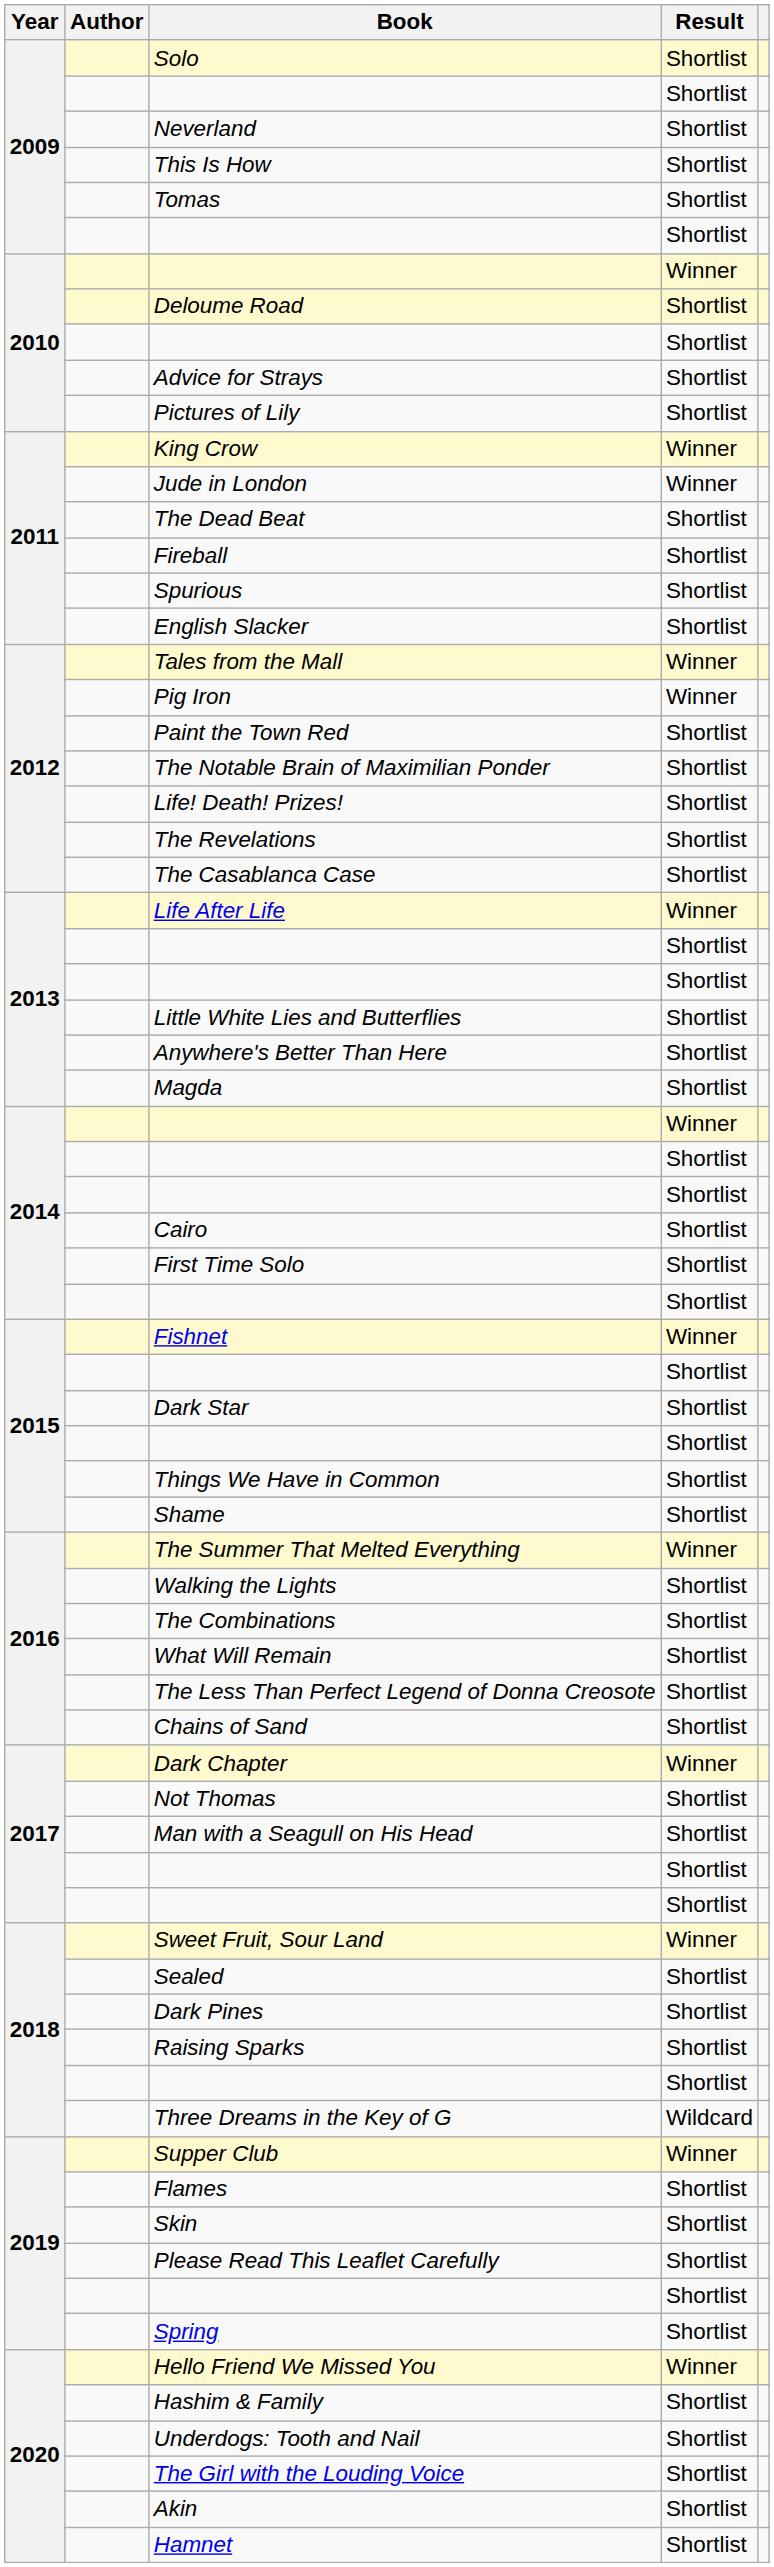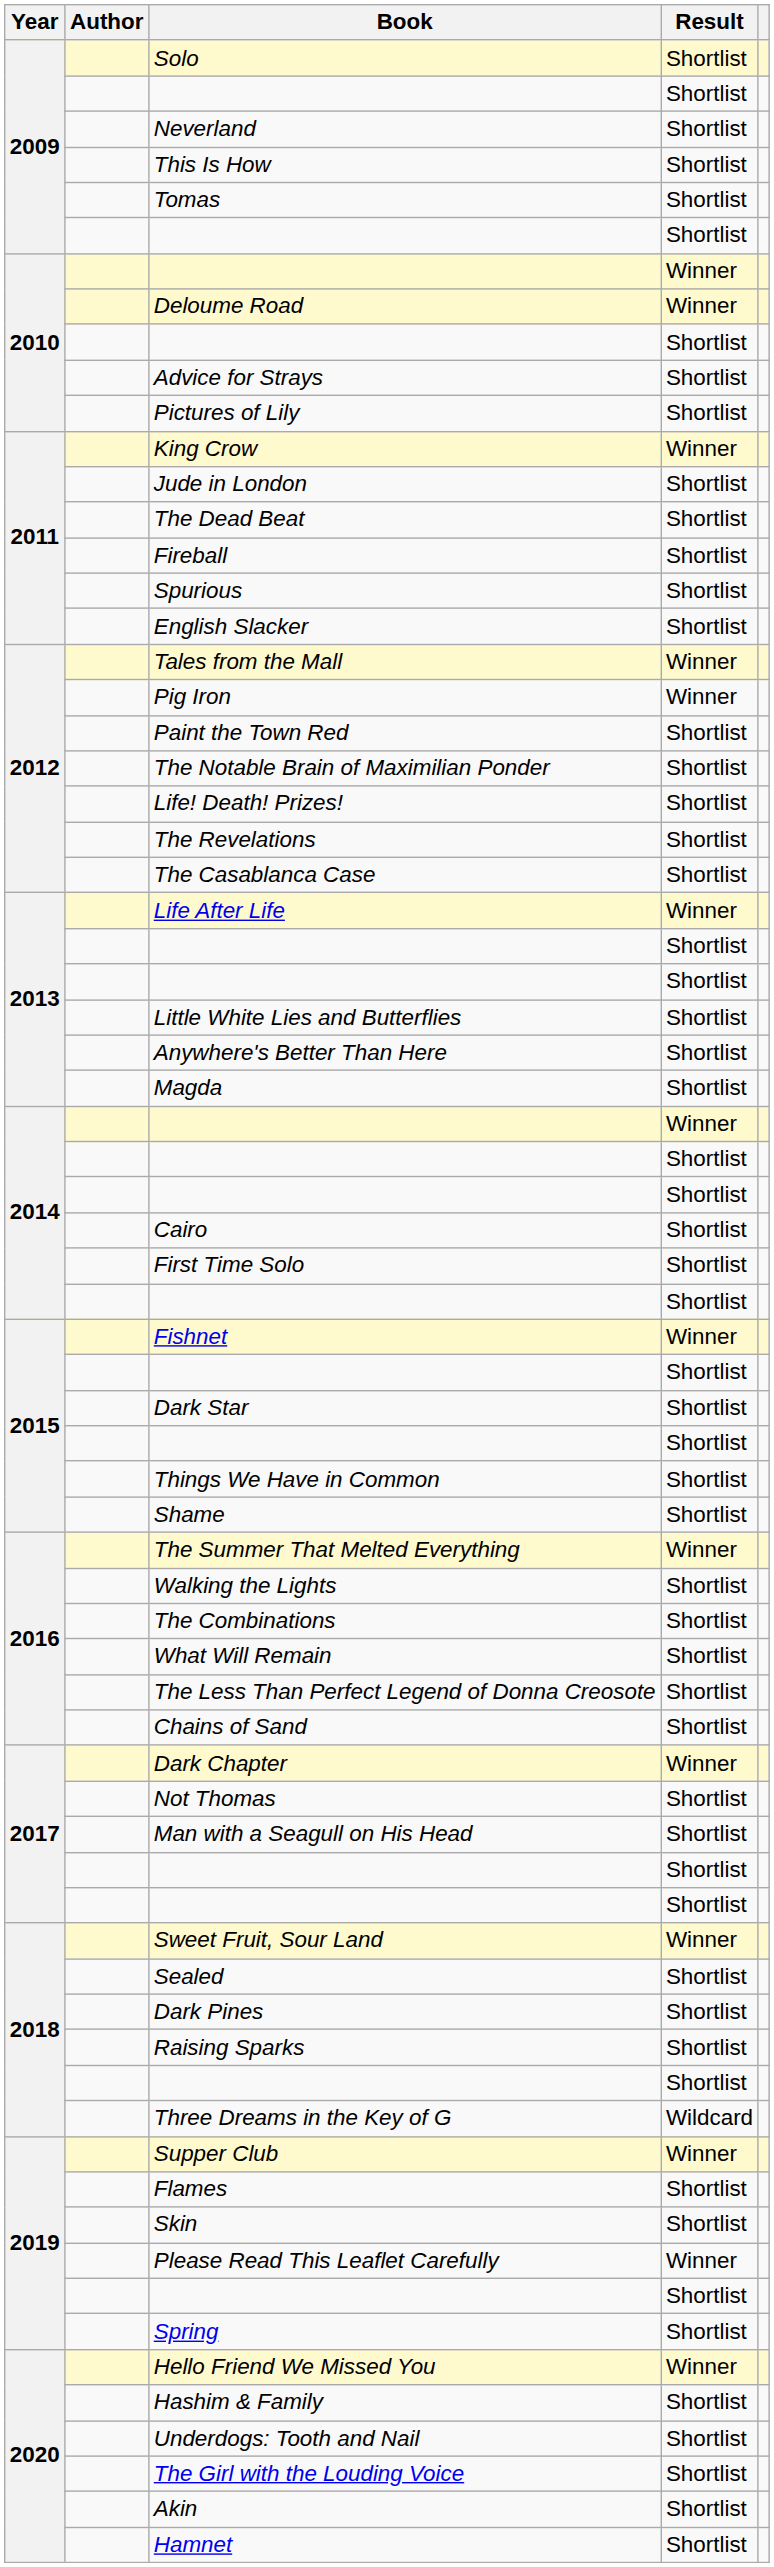(706, 306) Shortlist -> (701, 306) Winner
(701, 484) Winner -> (706, 484) Shortlist
(706, 2260) Shortlist -> (701, 2260) Winner
